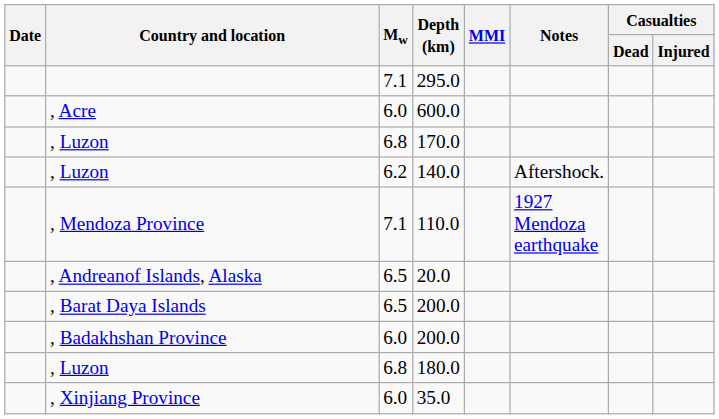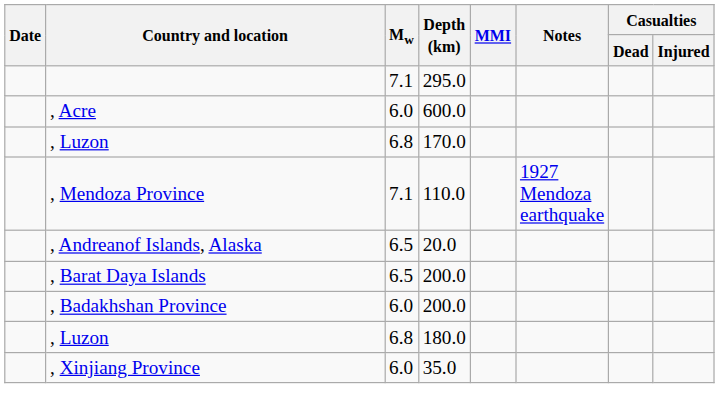- row: (79, 171)
